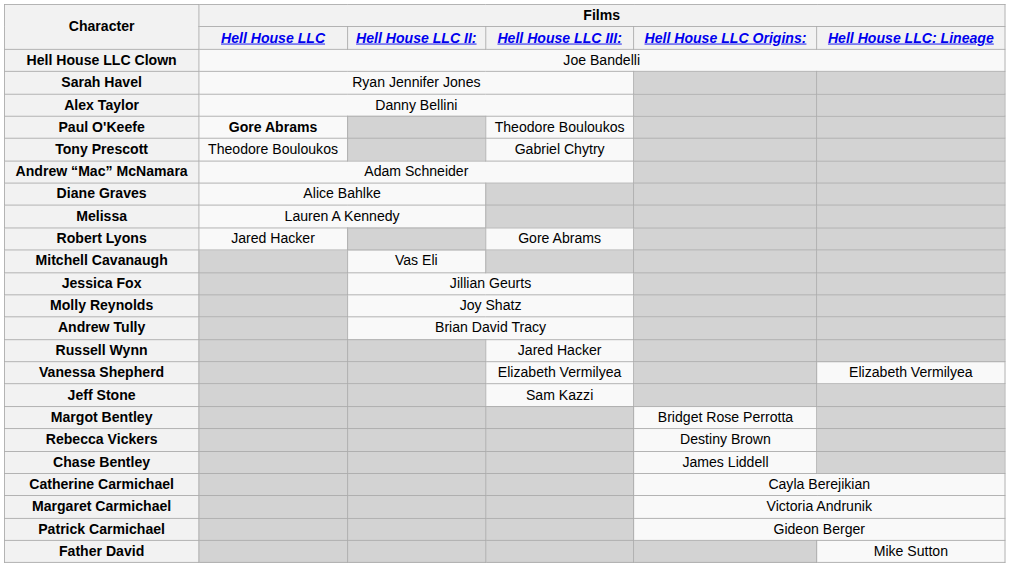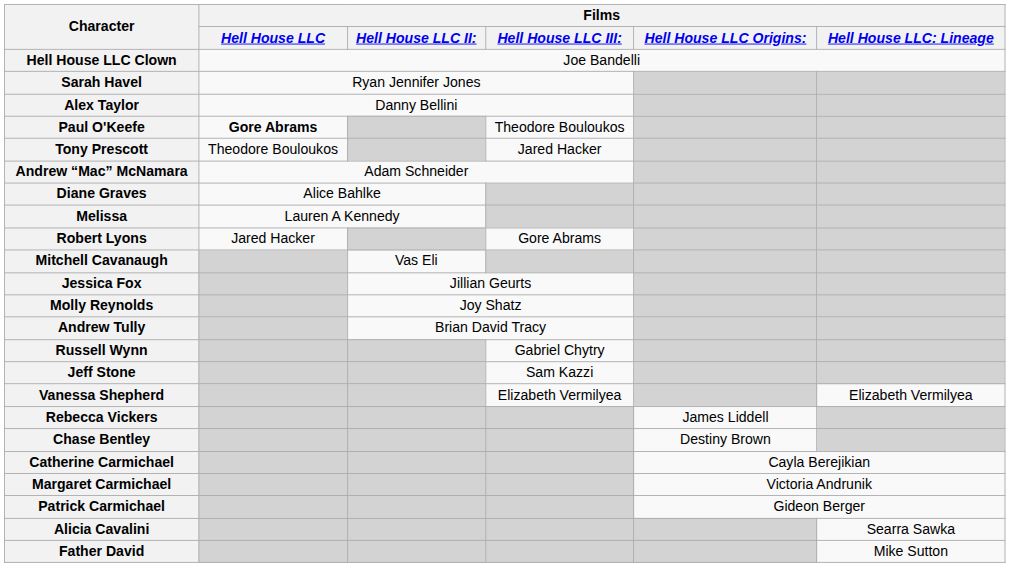(560, 149) Gabriel Chytry -> (560, 149) Jared Hacker
(560, 350) Jared Hacker -> (560, 350) Gabriel Chytry
rows swapped: (102, 372) <-> (102, 395)
- row: (102, 417)
(725, 439) Destiny Brown -> (725, 417) James Liddell
(725, 462) James Liddell -> (725, 439) Destiny Brown
+ row: (102, 529)
